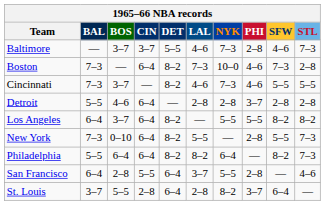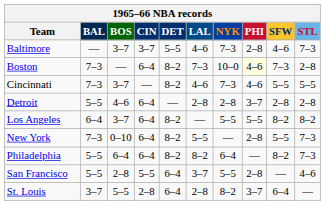(254, 66) no background -> (254, 66) lightyellow background
(94, 173) 6–4 -> (94, 173) 5–5
